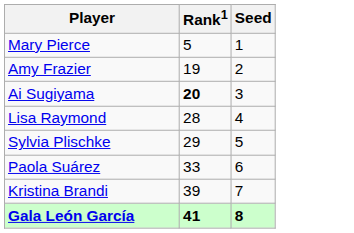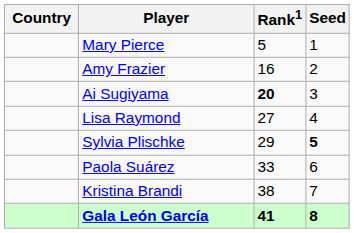+ column: (42, 18)
(192, 69) 19 -> (266, 69) 16
(192, 118) 28 -> (266, 118) 27
(239, 142) normal -> (313, 142) bold
(192, 191) 39 -> (266, 191) 38
